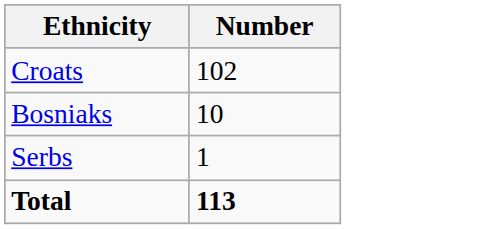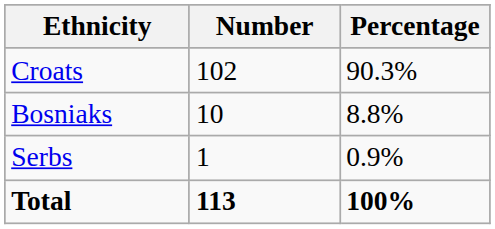+ column: (415, 26)
